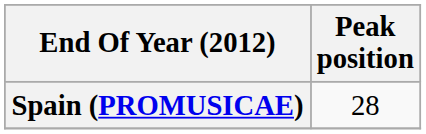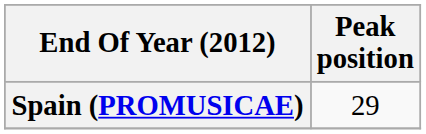(365, 104) 28 -> (365, 104) 29
